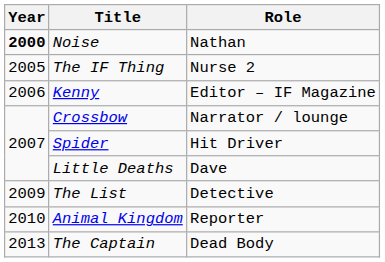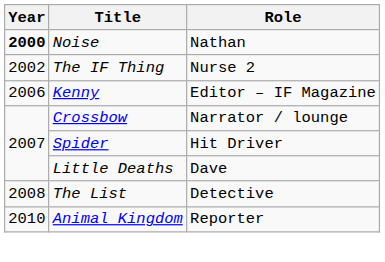(27, 68) 2005 -> (27, 68) 2002
(27, 194) 2009 -> (27, 194) 2008
- row: (104, 244)
